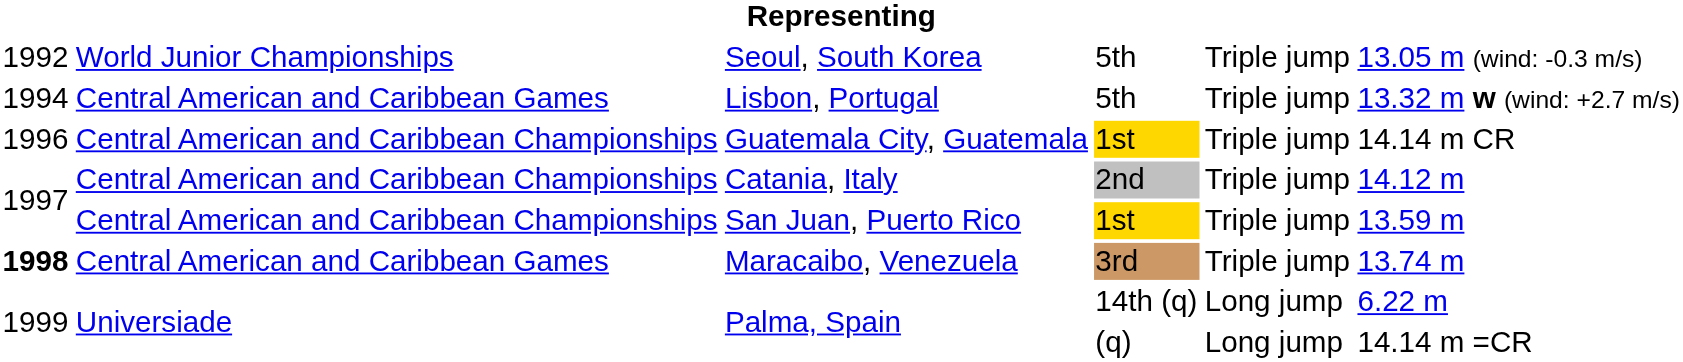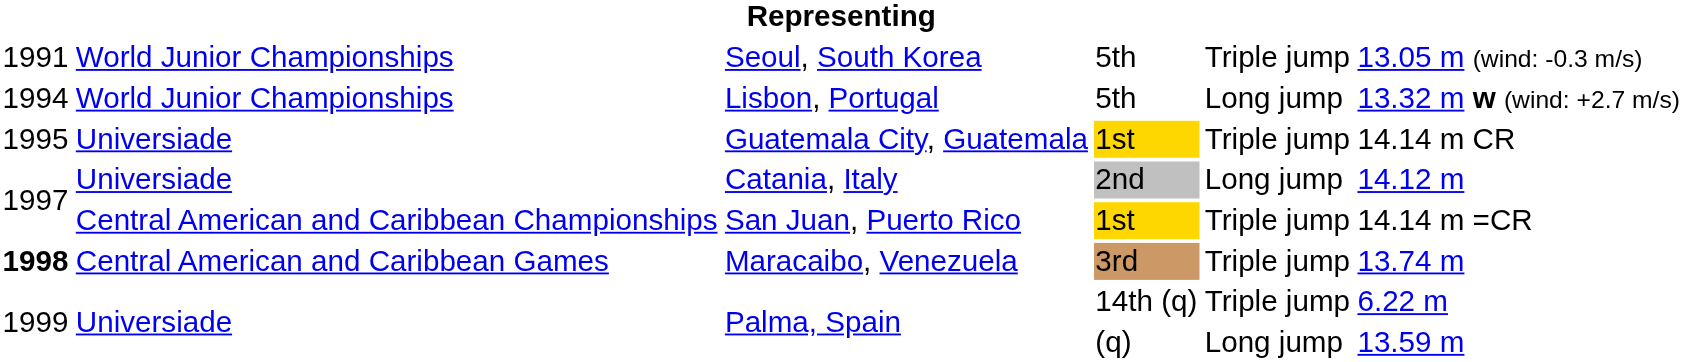(35, 57) 1992 -> (35, 57) 1991
(342, 98) Central American and Caribbean Games -> (265, 98) World Junior Championships
(1277, 98) Triple jump -> (1274, 98) Long jump
(35, 138) 1996 -> (35, 138) 1995
(397, 138) Central American and Caribbean Championships -> (154, 138) Universiade
(397, 179) Central American and Caribbean Championships -> (154, 179) Universiade
(1277, 179) Triple jump -> (1274, 179) Long jump
(1411, 220) 13.59 m -> (1445, 220) 14.14 m =CR
(1274, 301) Long jump -> (1277, 301) Triple jump
(1445, 342) 14.14 m =CR -> (1411, 342) 13.59 m
